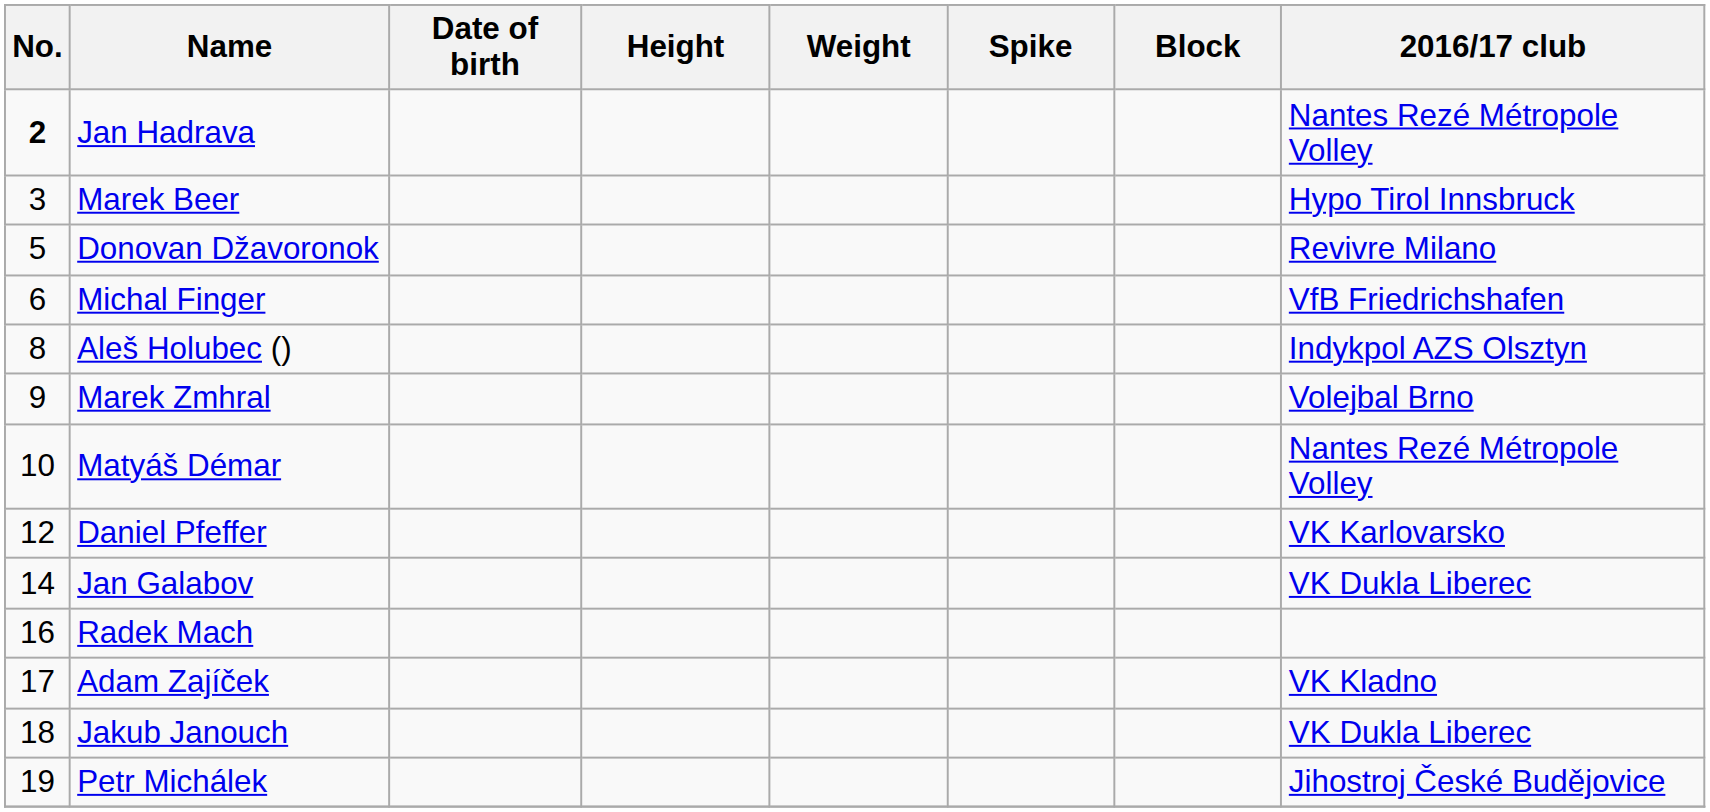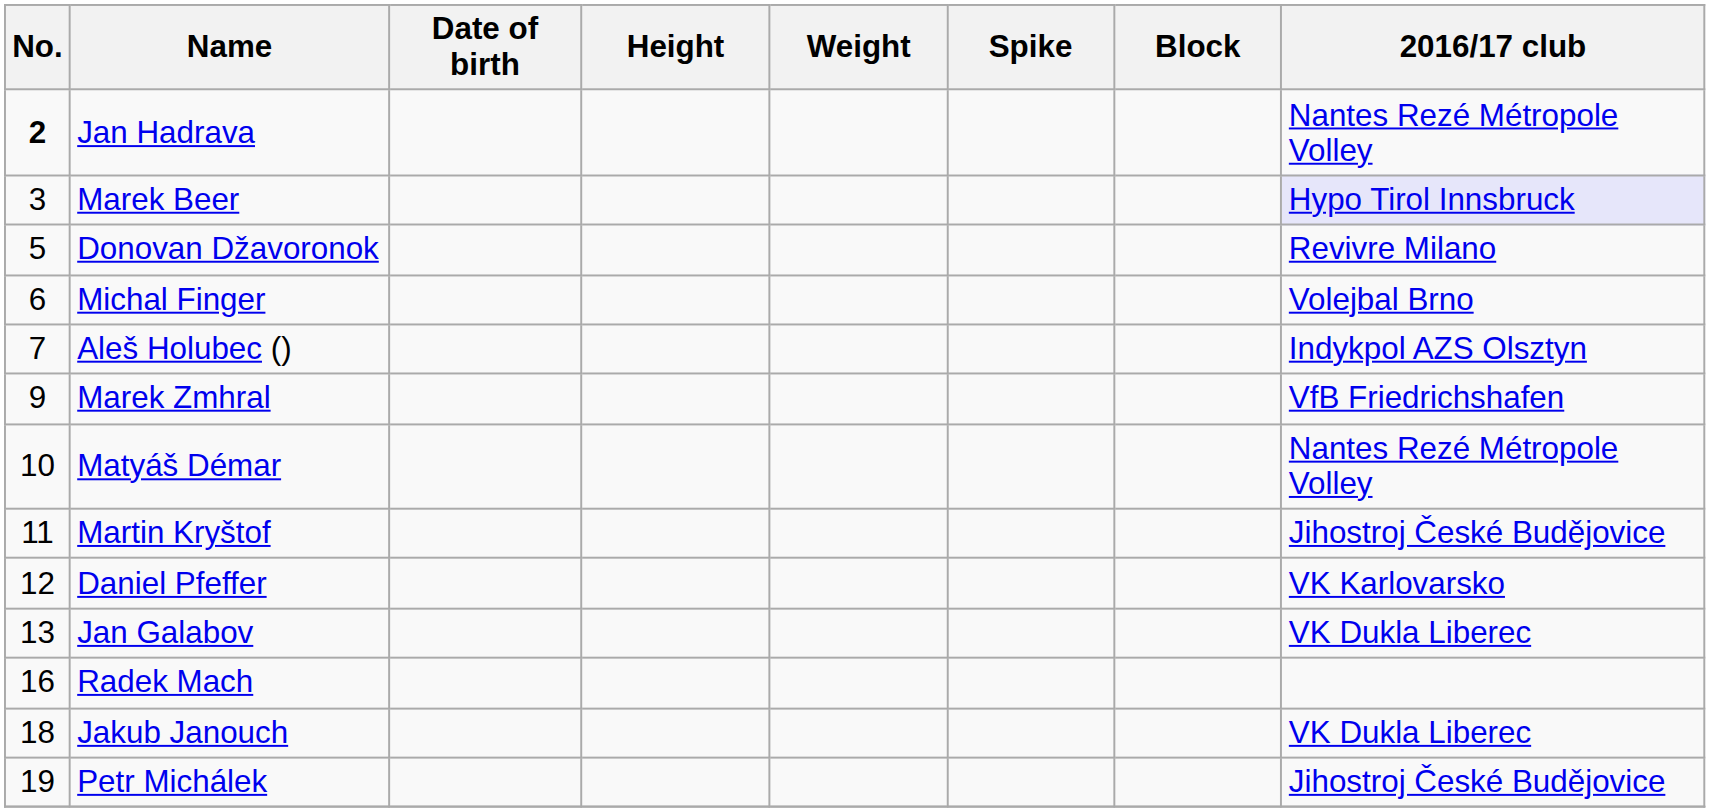(1432, 199) no background -> (1432, 199) lavender background
(1427, 298) VfB Friedrichshafen -> (1381, 298) Volejbal Brno
(37, 348) 8 -> (37, 348) 7
(1381, 398) Volejbal Brno -> (1427, 398) VfB Friedrichshafen
+ row: (174, 533)
(37, 582) 14 -> (37, 632) 13
- row: (173, 682)
